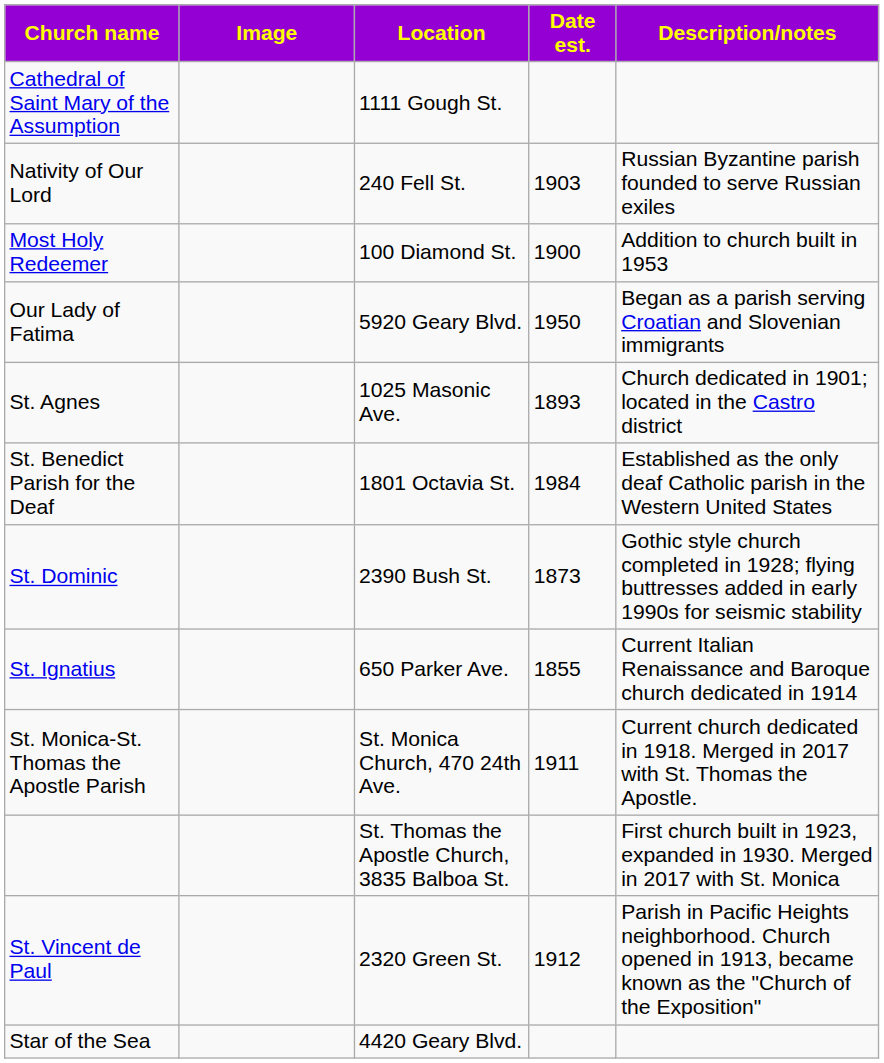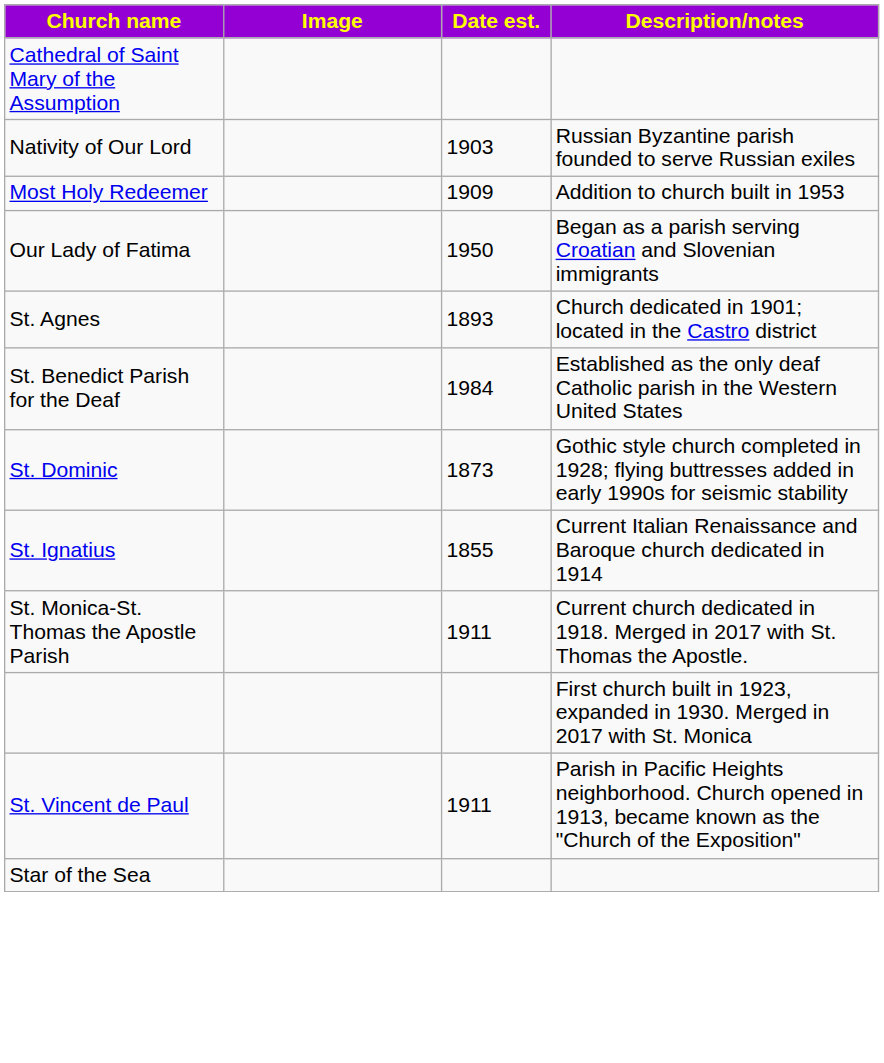- column: (442, 33)
(557, 252) 1900 -> (470, 193) 1909
(557, 959) 1912 -> (469, 805) 1911
